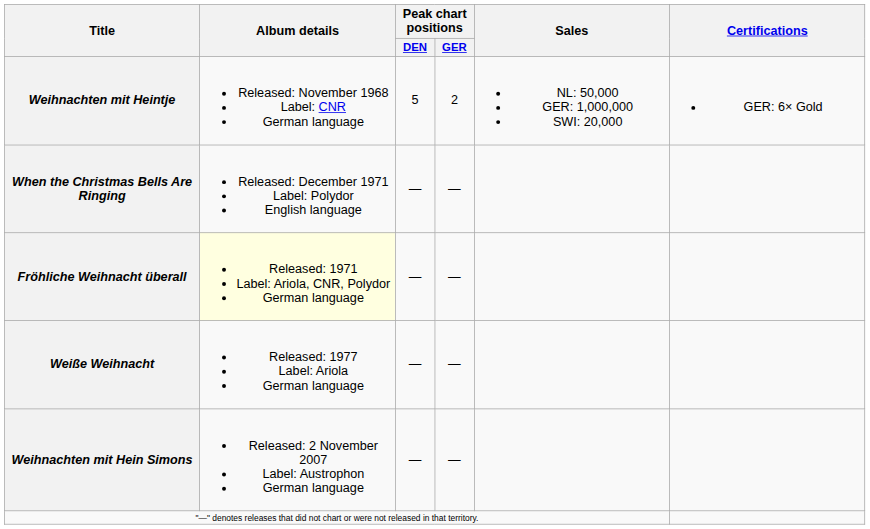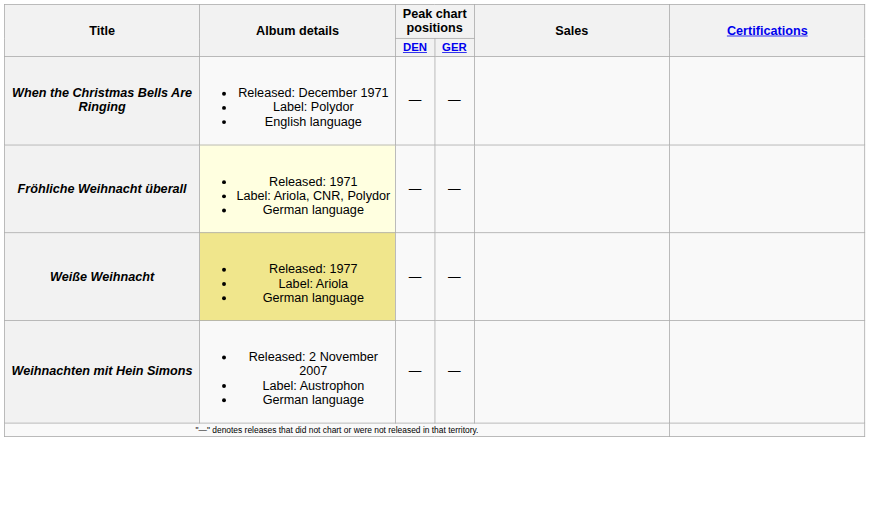- row: (102, 100)
(298, 372) no background -> (298, 284) khaki background
